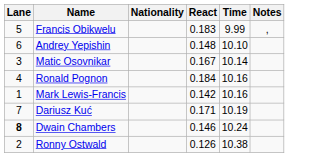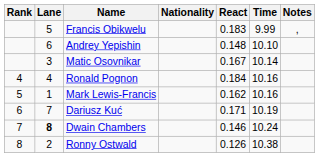+ column: (19, 12)
(203, 95) 0.142 -> (233, 95) 0.162
